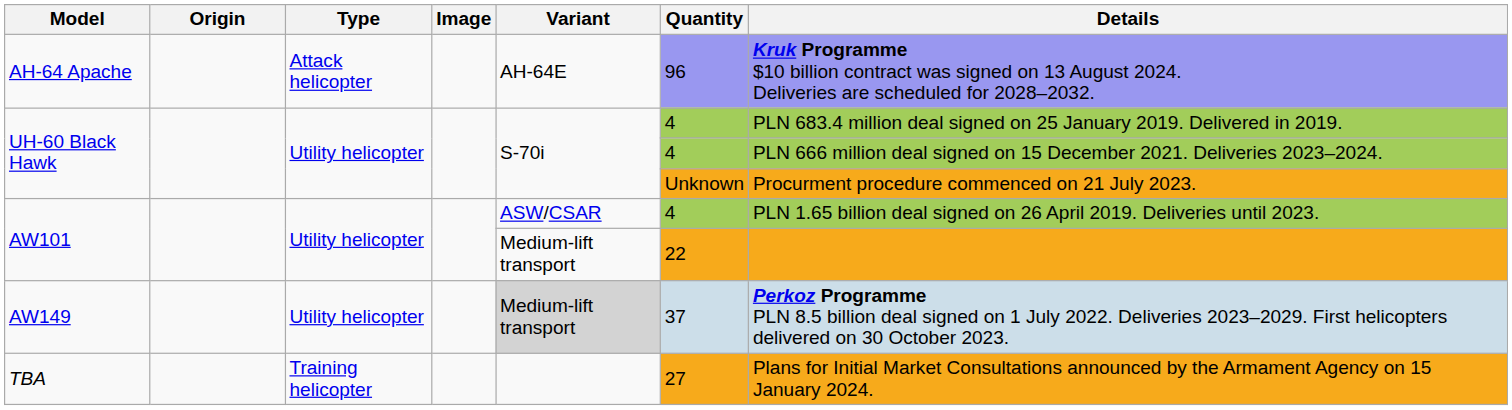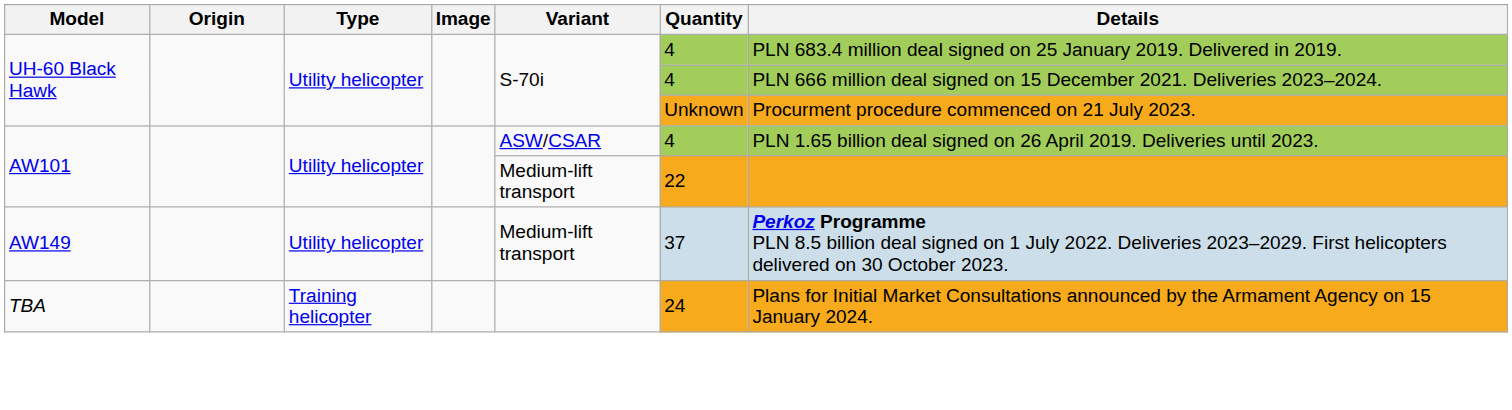- row: (70, 71)
(547, 316) lightgrey background -> (546, 243) no background
(675, 378) 27 -> (675, 305) 24
